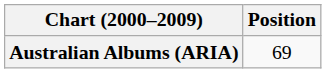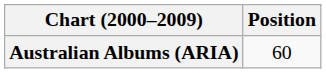(282, 51) 69 -> (282, 51) 60
